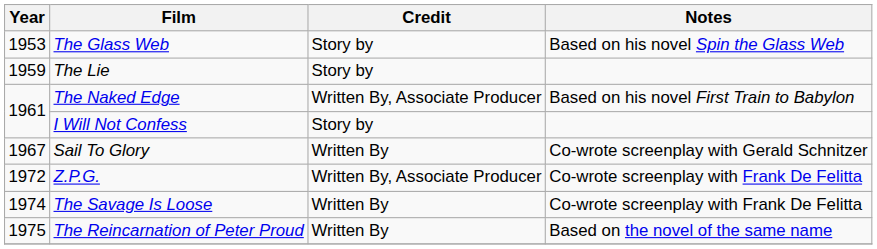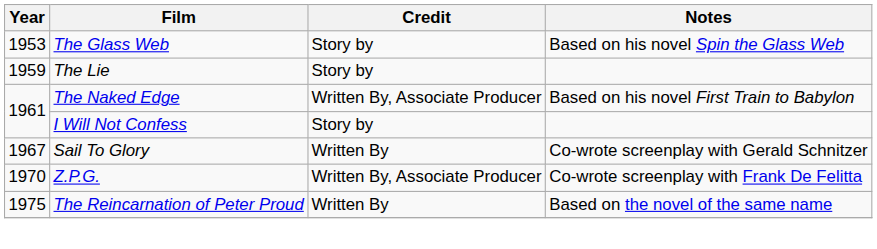(27, 177) 1972 -> (27, 177) 1970
- row: (133, 204)
